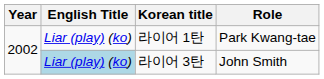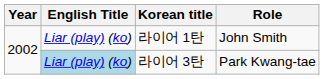(268, 38) Park Kwang-tae -> (253, 38) John Smith
(253, 62) John Smith -> (268, 62) Park Kwang-tae
